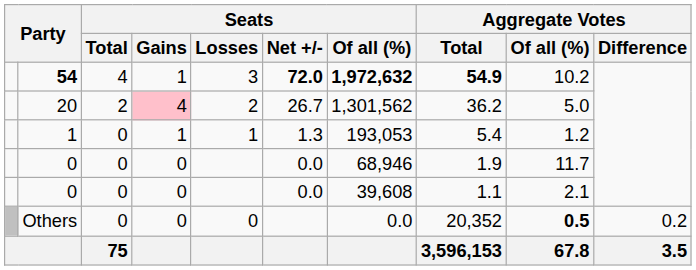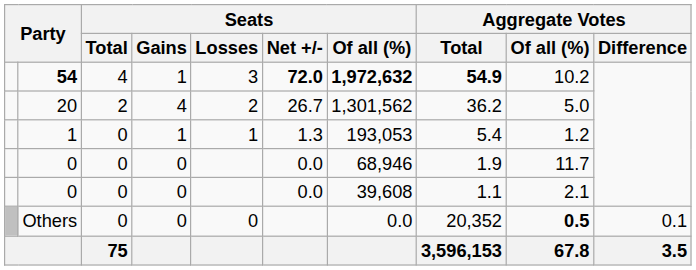(182, 106) pink background -> (182, 106) no background
(674, 221) 0.2 -> (674, 221) 0.1
